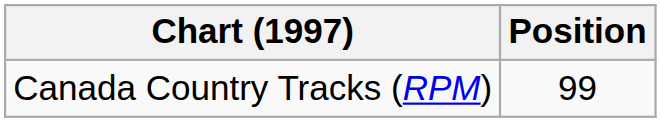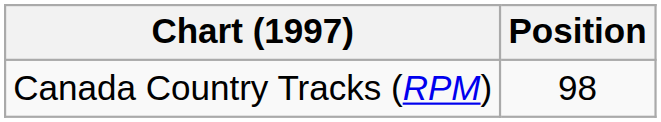(577, 87) 99 -> (577, 87) 98
